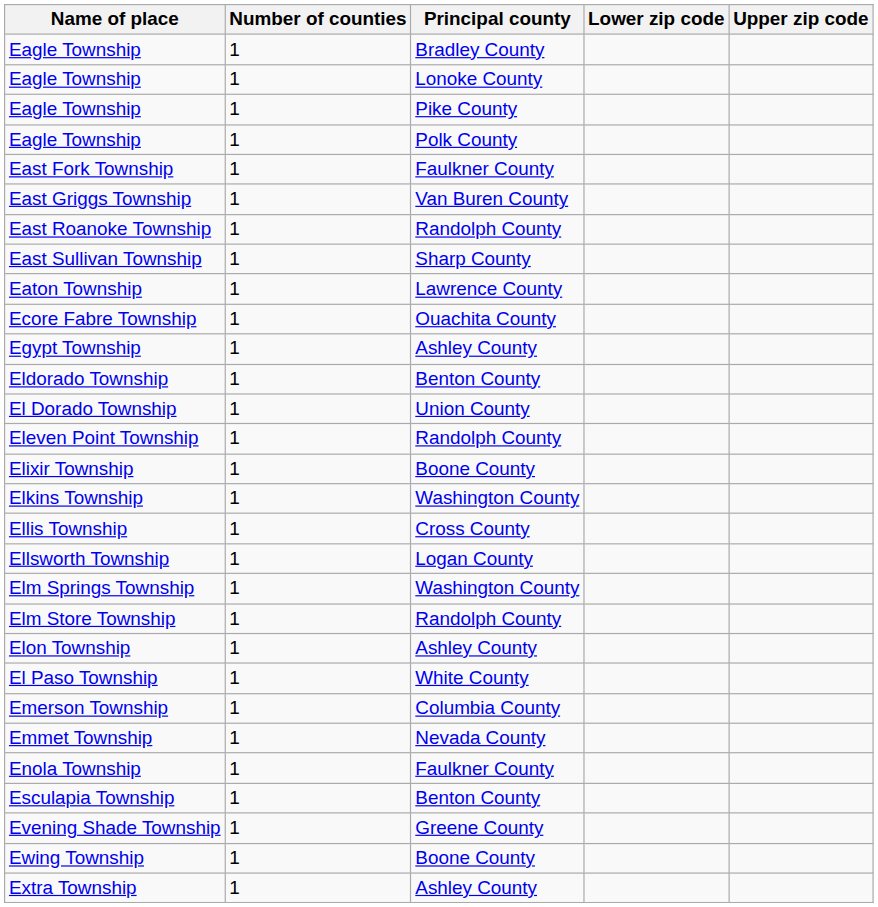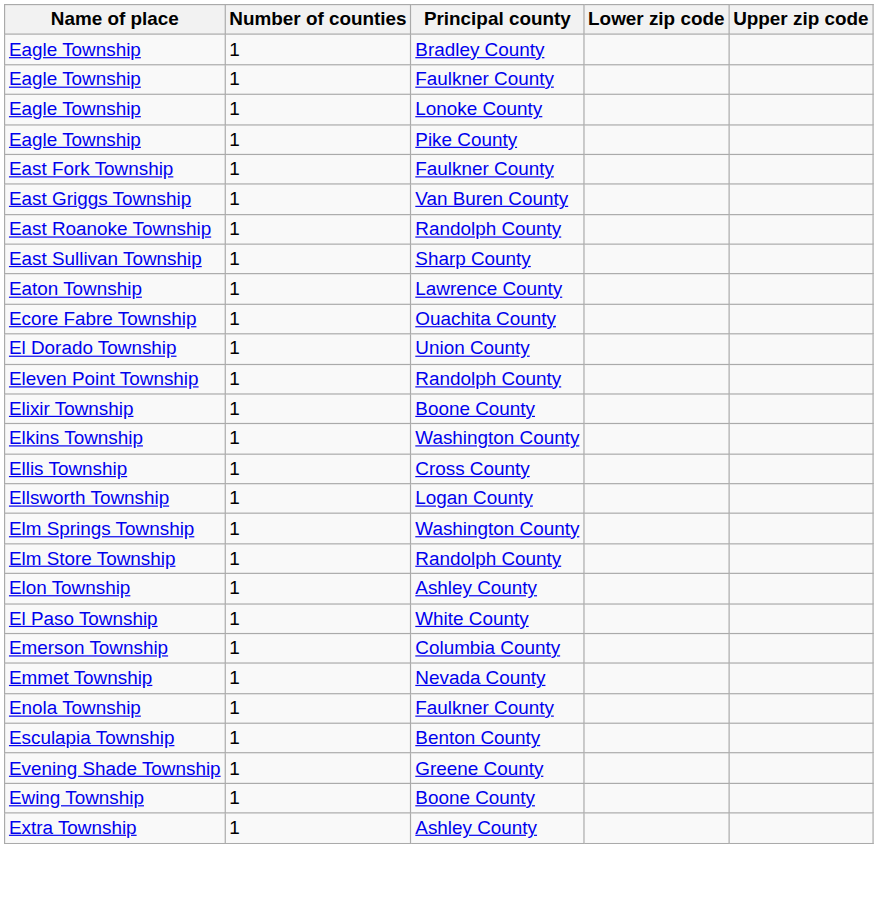+ row: (75, 79)
- row: (75, 139)
- row: (75, 348)
- row: (89, 378)
